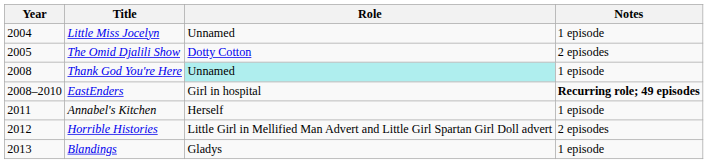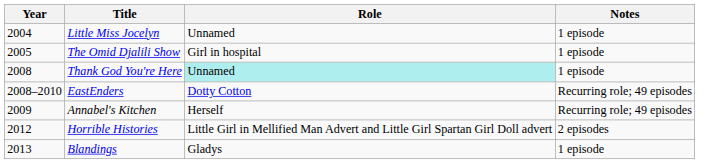(219, 52) Dotty Cotton -> (224, 52) Girl in hospital
(583, 52) 2 episodes -> (581, 52) 1 episode
(224, 91) Girl in hospital -> (219, 91) Dotty Cotton
(629, 91) bold -> (625, 91) normal
(19, 110) 2011 -> (19, 110) 2009
(581, 110) 1 episode -> (625, 110) Recurring role; 49 episodes
